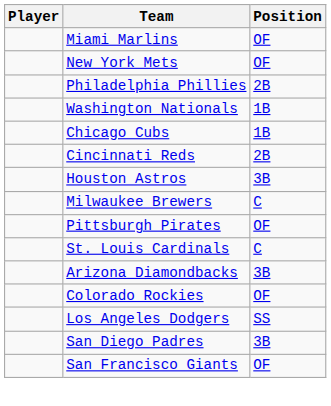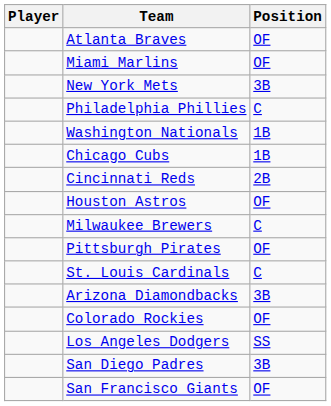+ row: (126, 40)
(262, 63) OF -> (262, 86) 3B
(262, 86) 2B -> (258, 109) C
(262, 179) 3B -> (262, 203) OF
